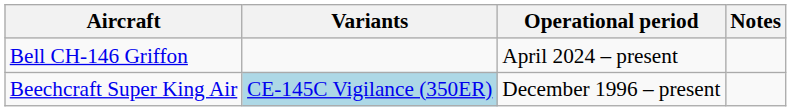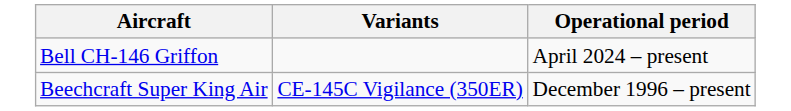- column: (756, 21)
(370, 88) lightblue background -> (400, 88) no background
